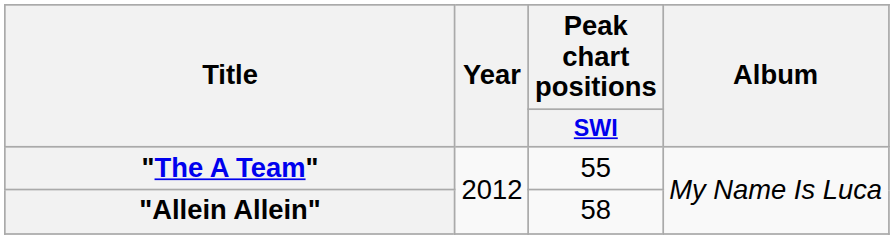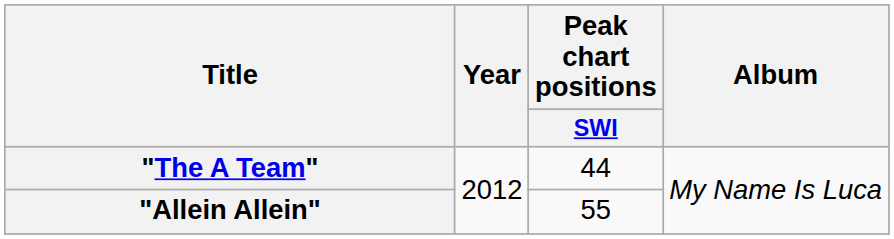(596, 167) 55 -> (596, 167) 44
(596, 211) 58 -> (596, 211) 55
